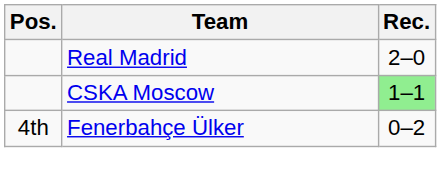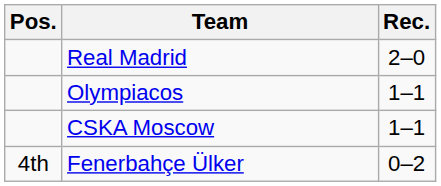+ row: (125, 92)
(407, 92) lightgreen background -> (407, 127) no background
